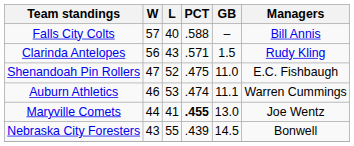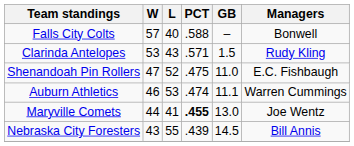(296, 33) Bill Annis -> (296, 33) Bonwell
(153, 53) 56 -> (153, 53) 53
(296, 131) Bonwell -> (296, 131) Bill Annis
